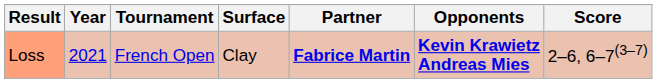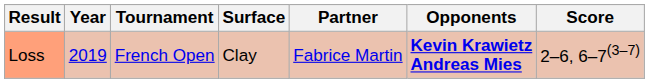(88, 54) 2021 -> (88, 54) 2019
(352, 54) bold -> (348, 54) normal
